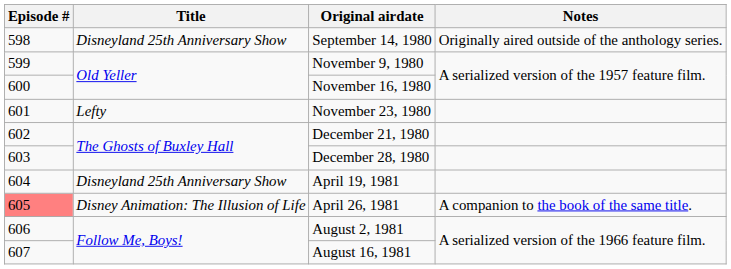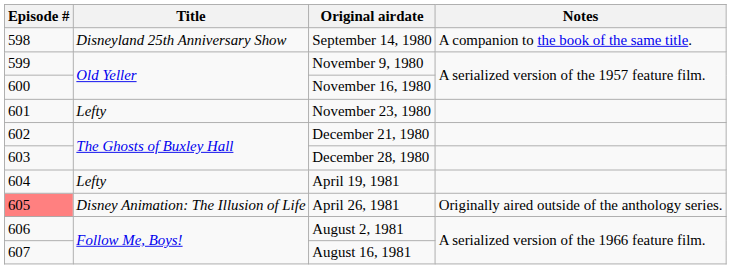(581, 39) Originally aired outside of the anthology series. -> (565, 39) A companion to the book of the same title.
(181, 181) Disneyland 25th Anniversary Show -> (91, 181) Lefty
(565, 205) A companion to the book of the same title. -> (581, 205) Originally aired outside of the anthology series.
